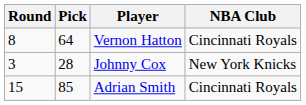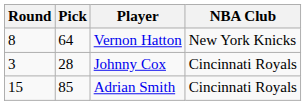(243, 40) Cincinnati Royals -> (242, 40) New York Knicks
(242, 64) New York Knicks -> (243, 64) Cincinnati Royals
